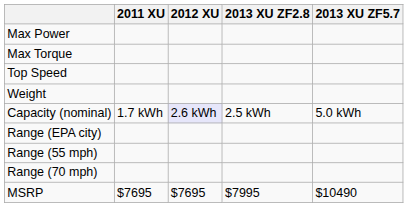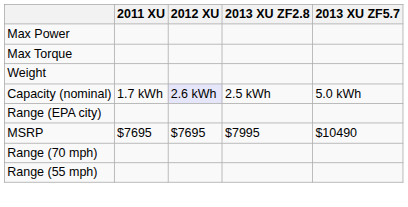- row: (37, 73)
rows swapped: (52, 152) <-> (25, 192)
